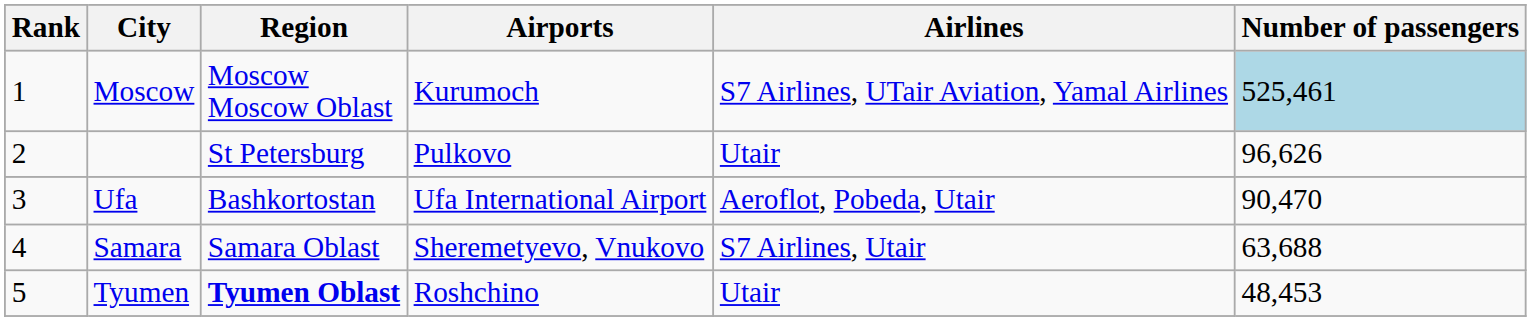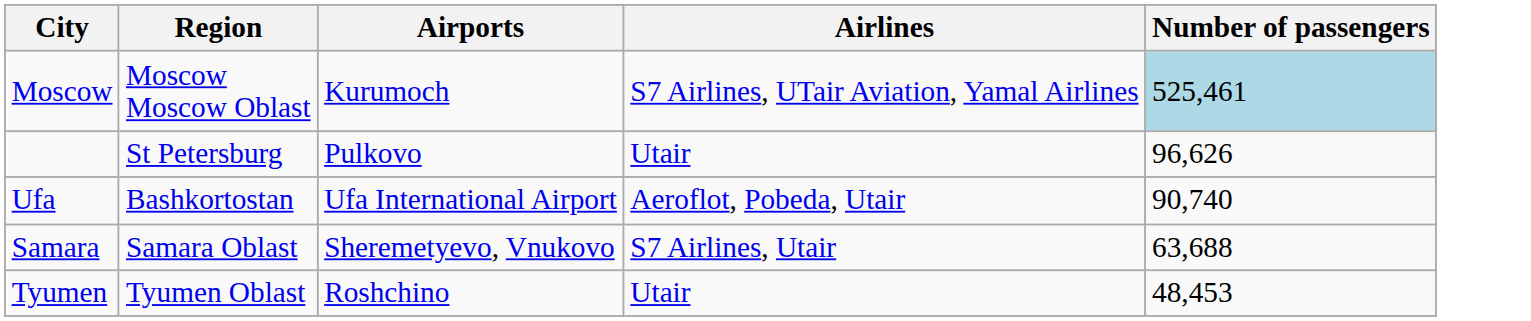- column: (46, 27)
(1282, 199) 90,470 -> (1192, 199) 90,740
(304, 292) bold -> (216, 292) normal
